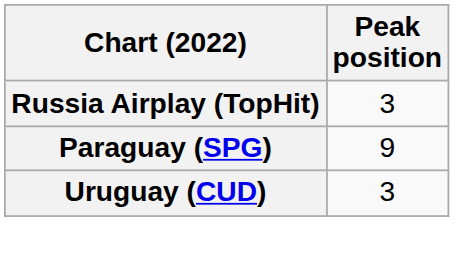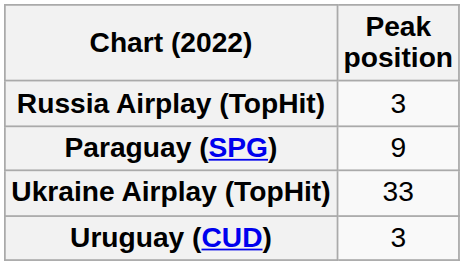+ row: (171, 192)
